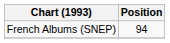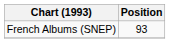(142, 29) 94 -> (142, 29) 93
